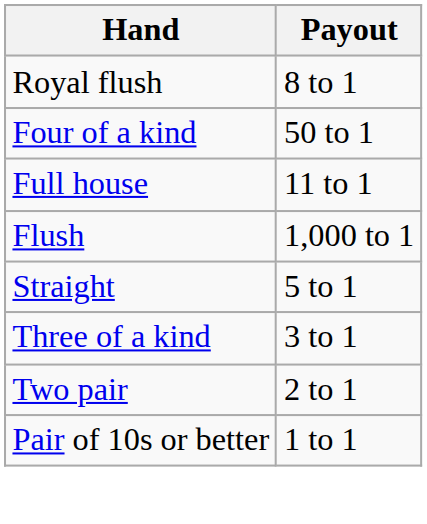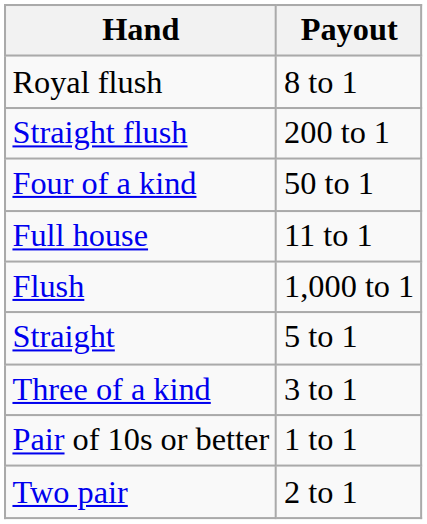+ row: (100, 132)
rows swapped: (70, 388) <-> (141, 440)
